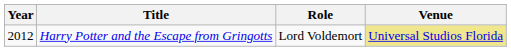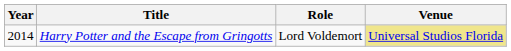(21, 35) 2012 -> (21, 35) 2014
